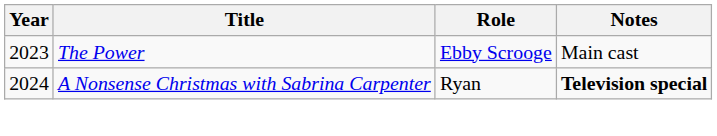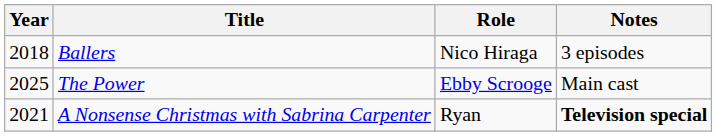+ row: (87, 51)
(29, 51) 2023 -> (29, 83) 2025
(29, 83) 2024 -> (29, 114) 2021
